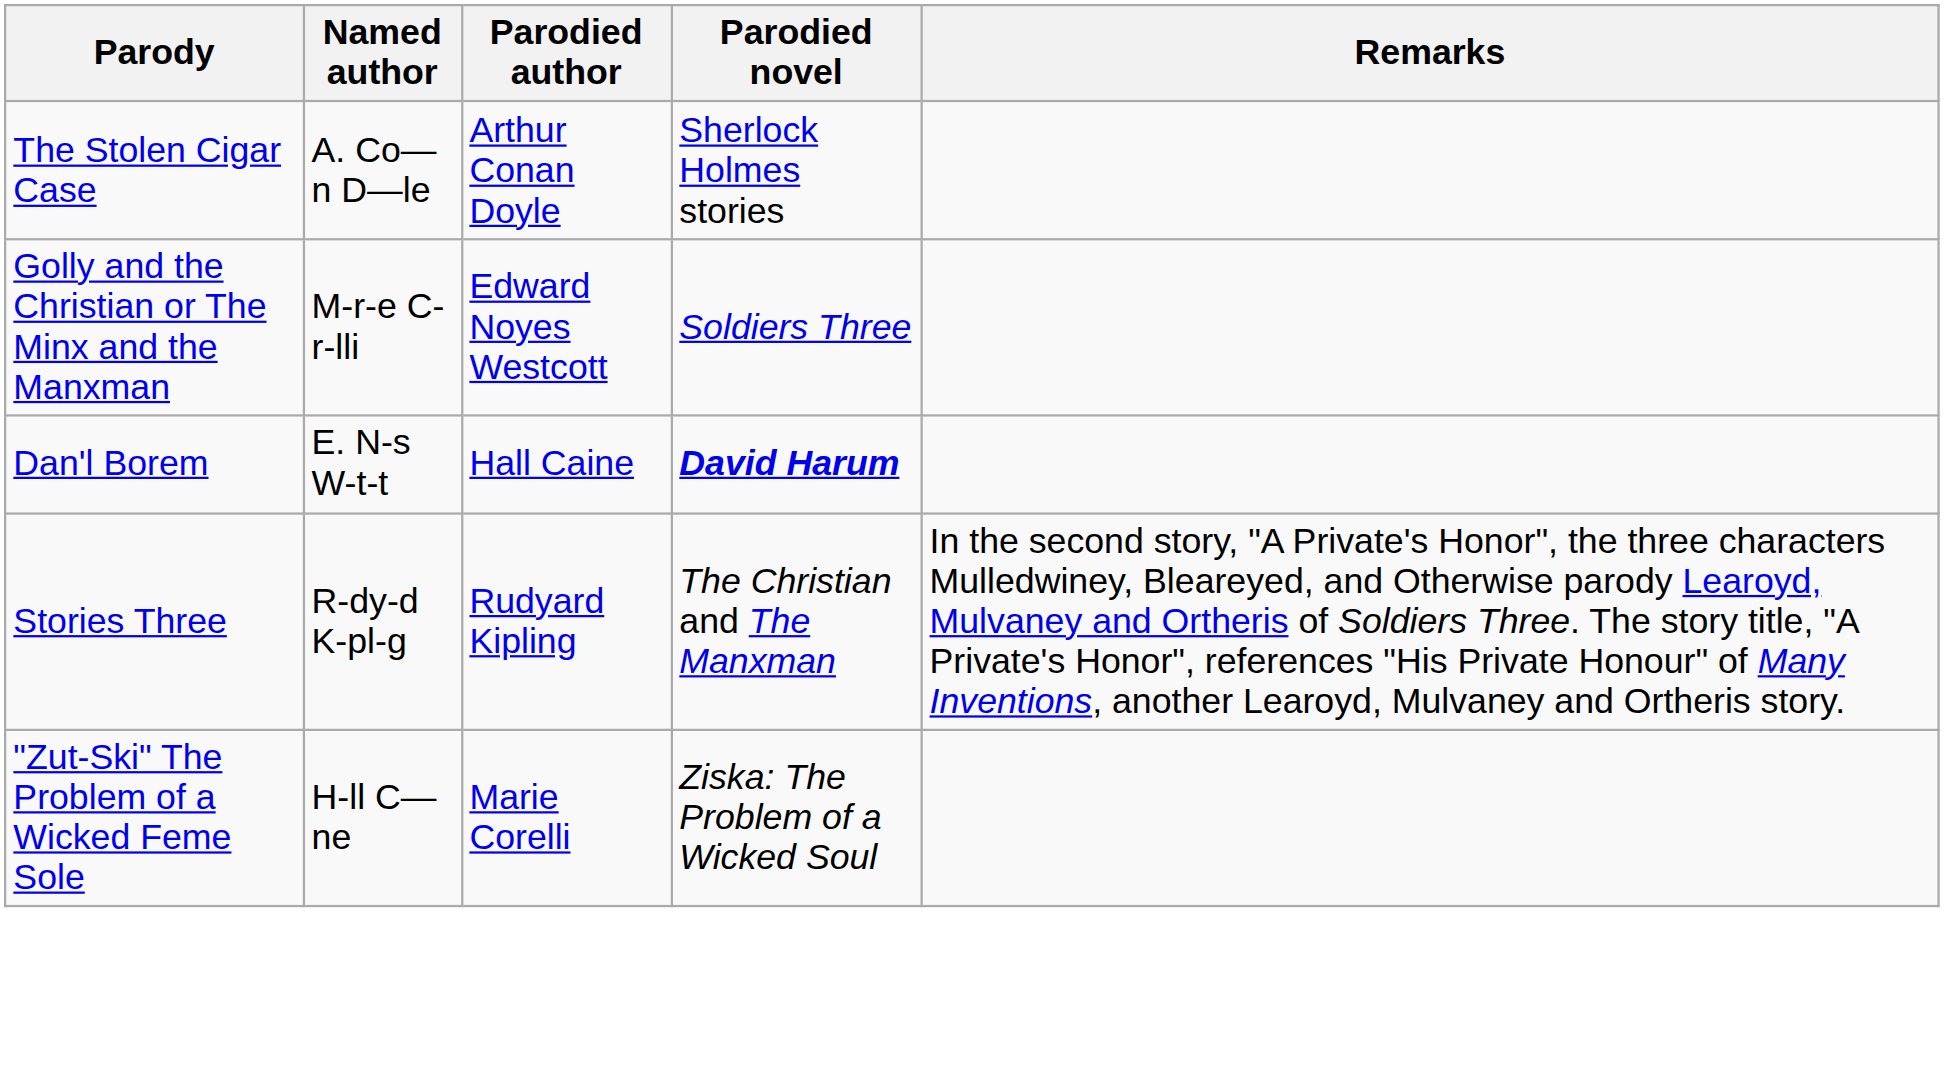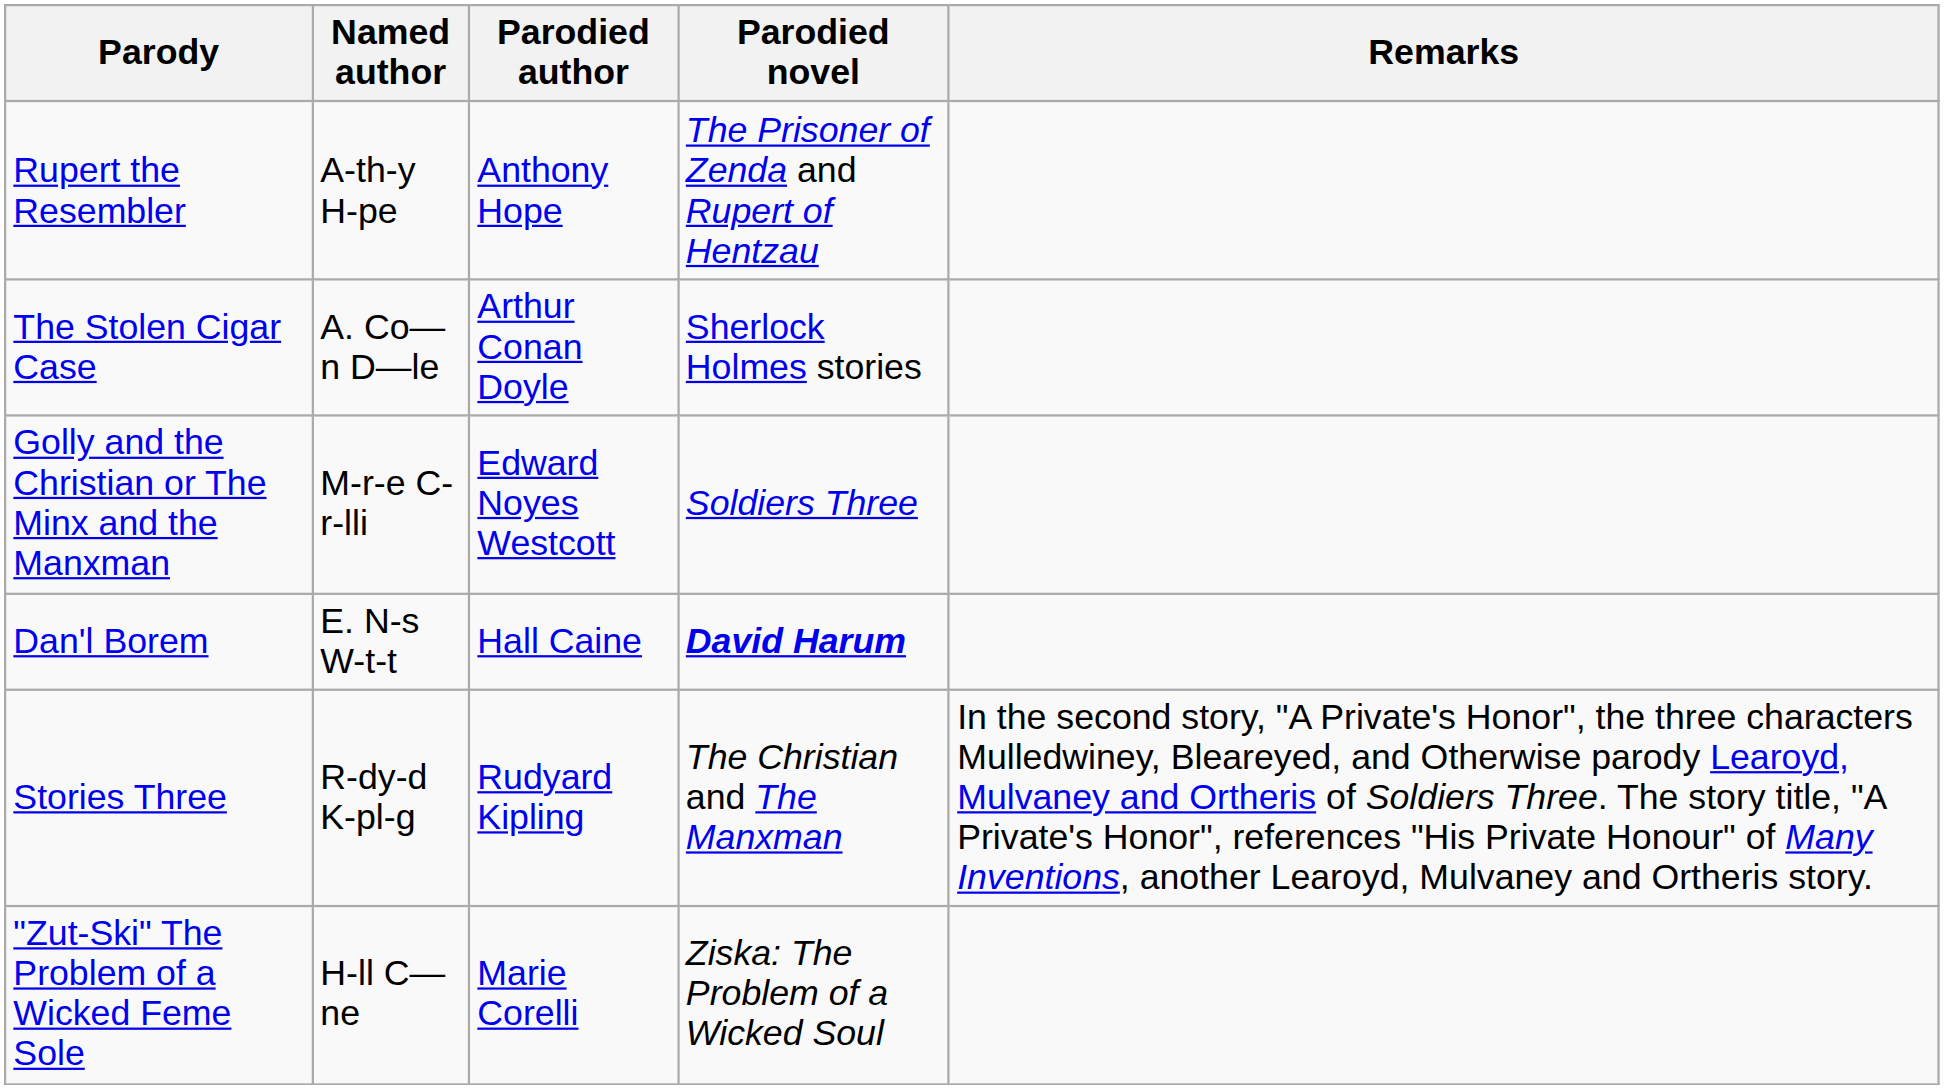+ row: (100, 189)
